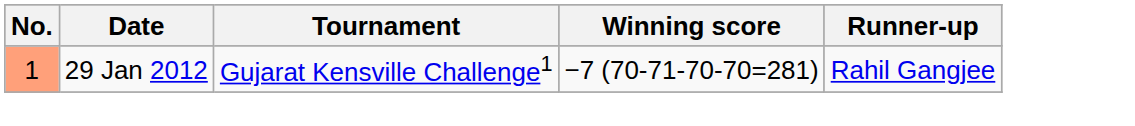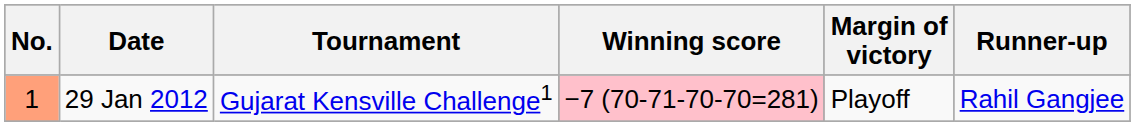+ column: (889, 40)
(692, 69) no background -> (692, 98) pink background
